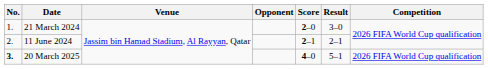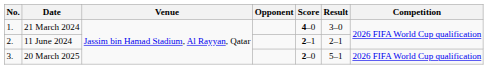(308, 27) 2–0 -> (308, 27) 4–0
(10, 57) bold -> (10, 57) normal
(308, 57) 4–0 -> (308, 57) 2–0
